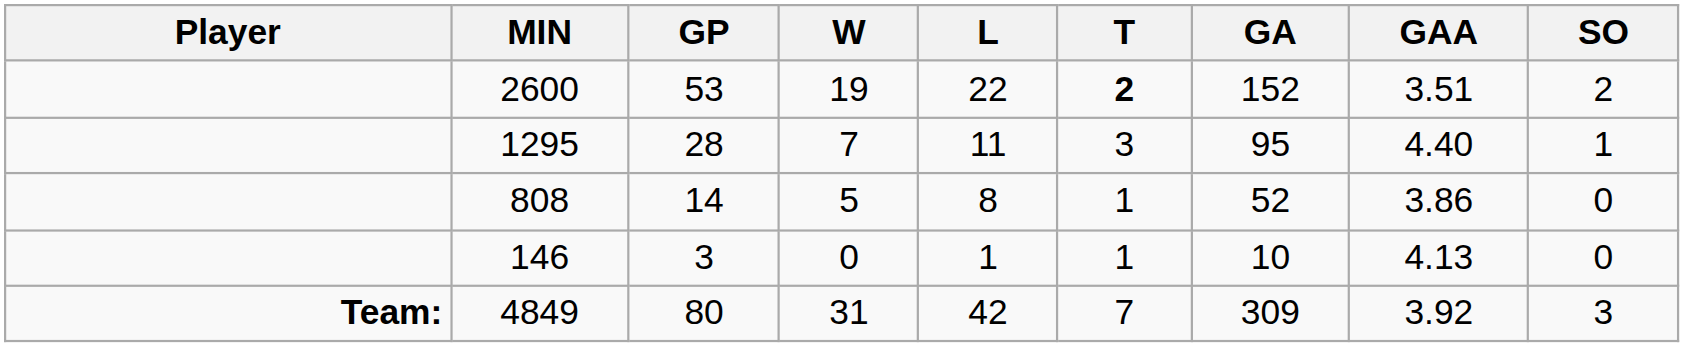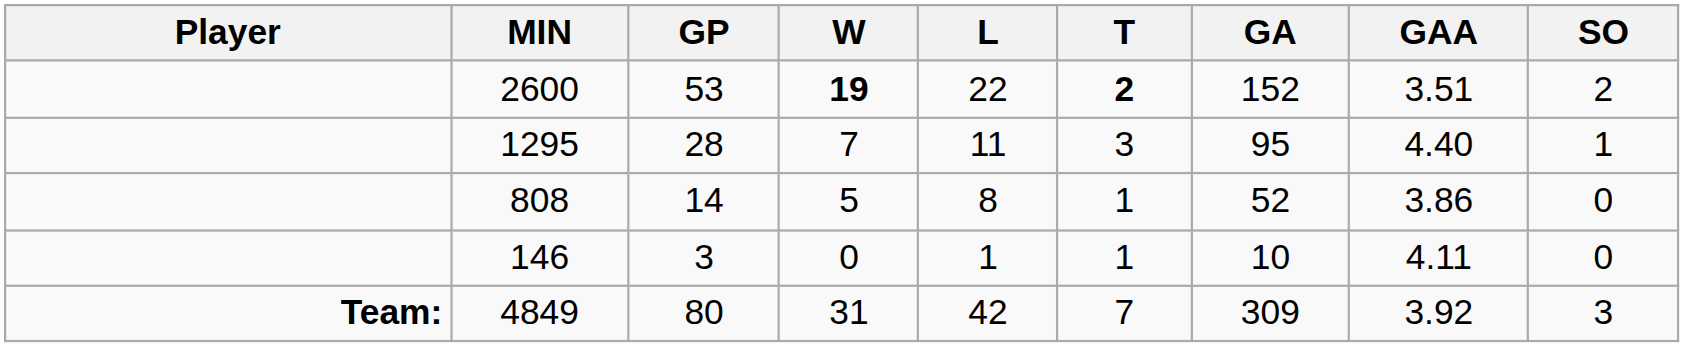(849, 88) normal -> (849, 88) bold
(1439, 256) 4.13 -> (1439, 256) 4.11
